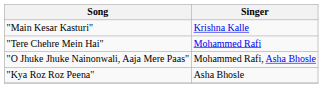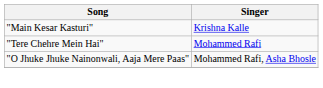- row: (50, 75)
